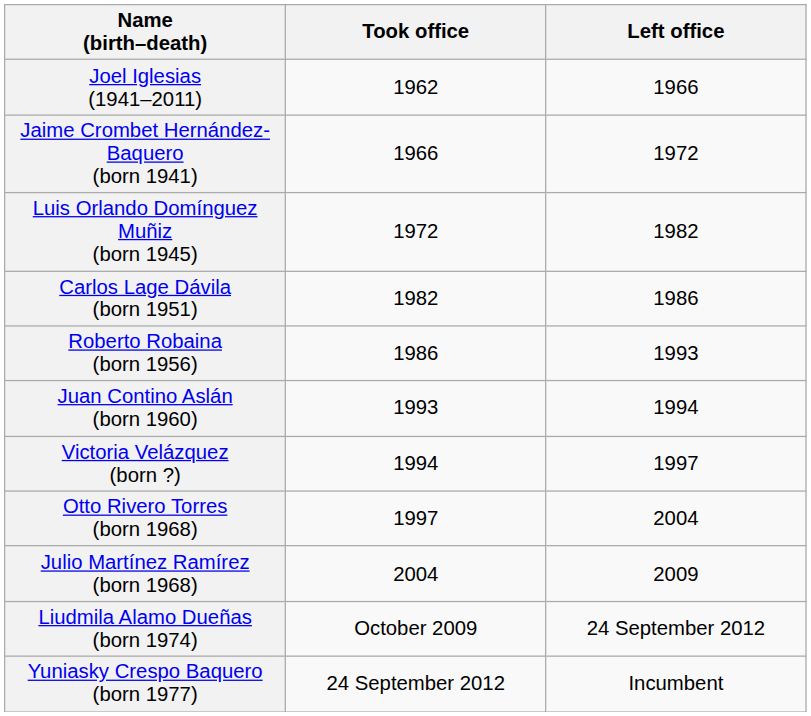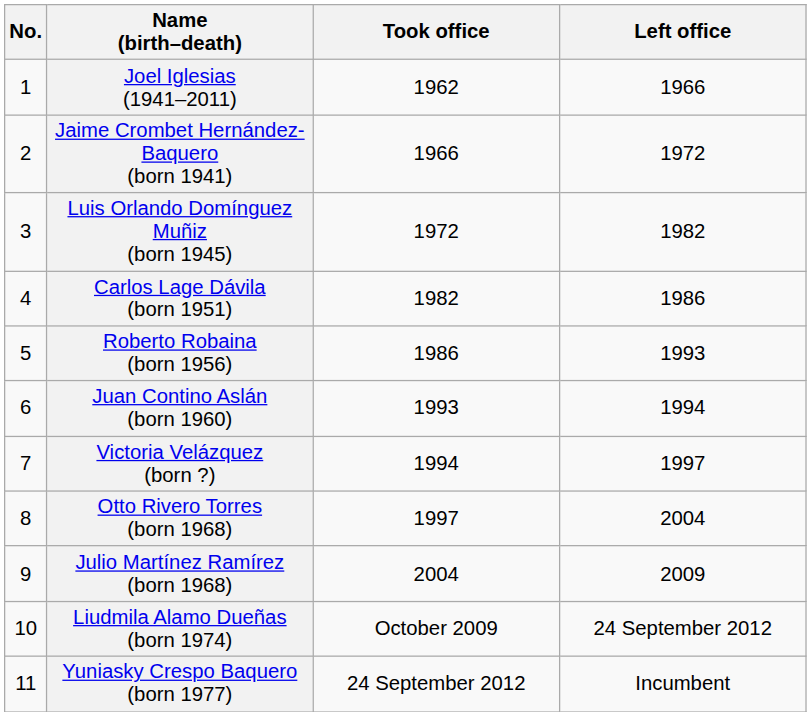+ column: (26, 32)
